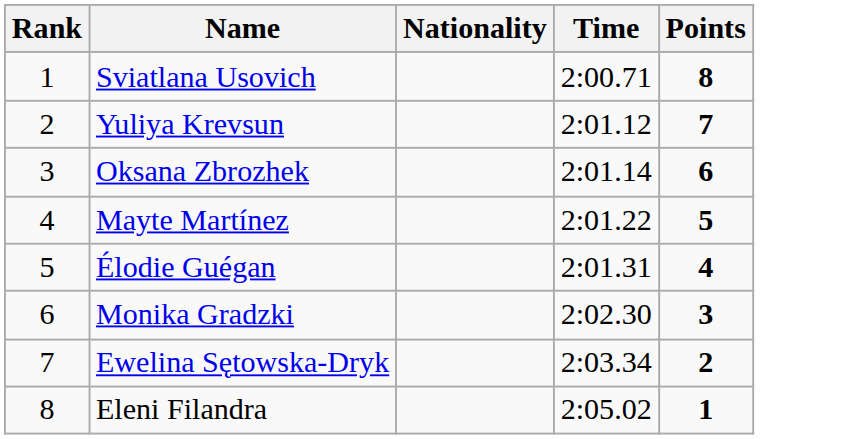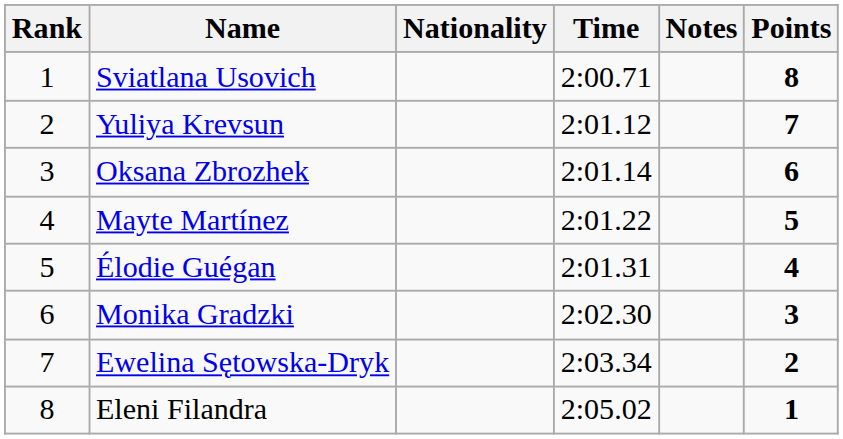+ column: (702, 28)
